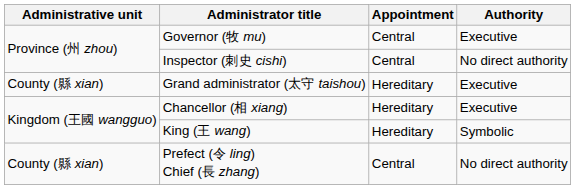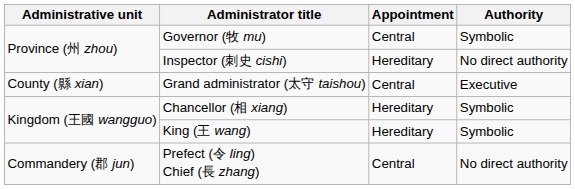(489, 37) Executive -> (487, 37) Symbolic
(393, 60) Central -> (402, 60) Hereditary
(402, 84) Hereditary -> (393, 84) Central
(489, 107) Executive -> (487, 107) Symbolic
(55, 163) County (縣 xian) -> (71, 163) Commandery (郡 jun)
